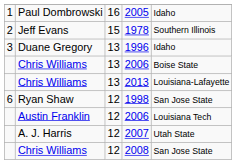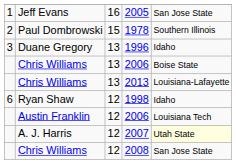(60, 13) Paul Dombrowski -> (43, 13) Jeff Evans
(164, 13) Idaho -> (183, 13) San Jose State
(43, 30) Jeff Evans -> (60, 30) Paul Dombrowski
(183, 99) San Jose State -> (164, 99) Idaho
(174, 134) no background -> (174, 134) lightyellow background
